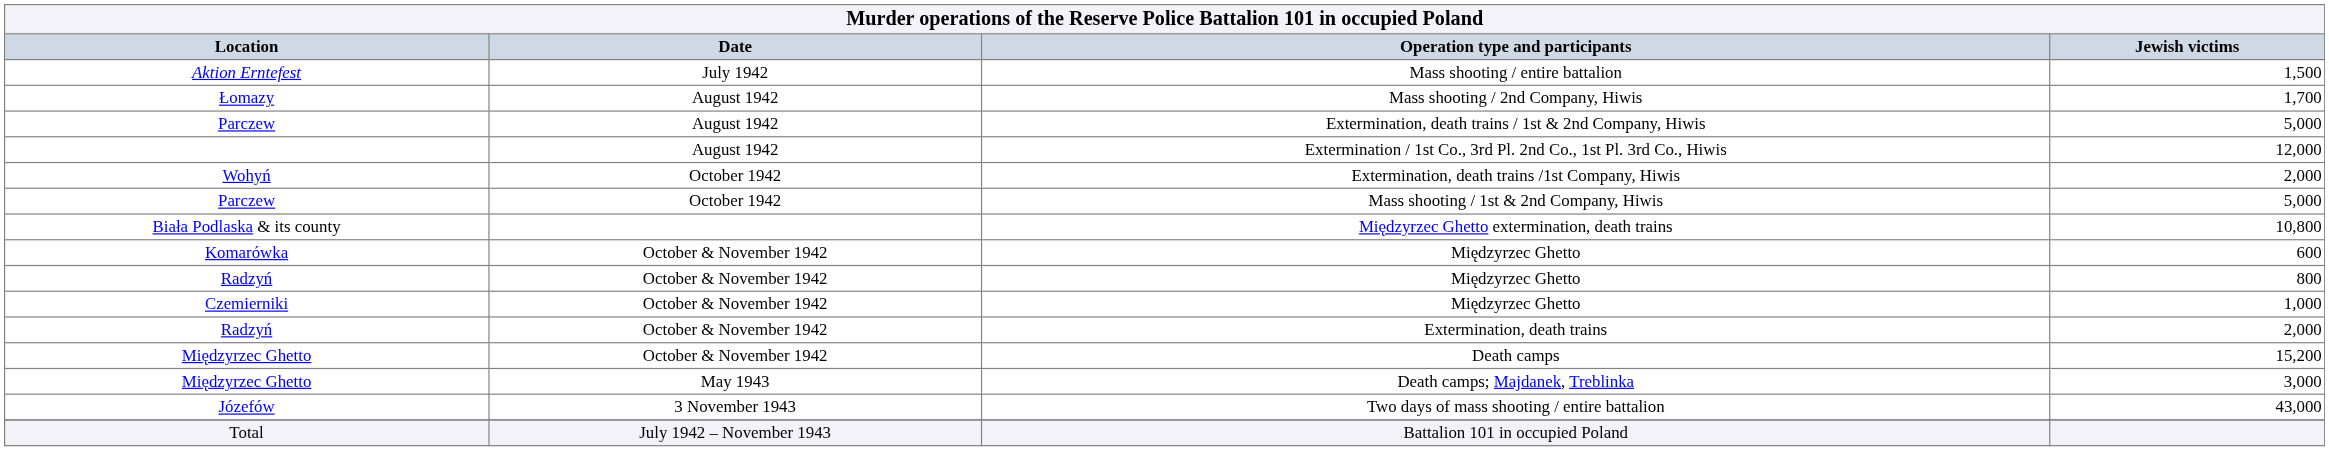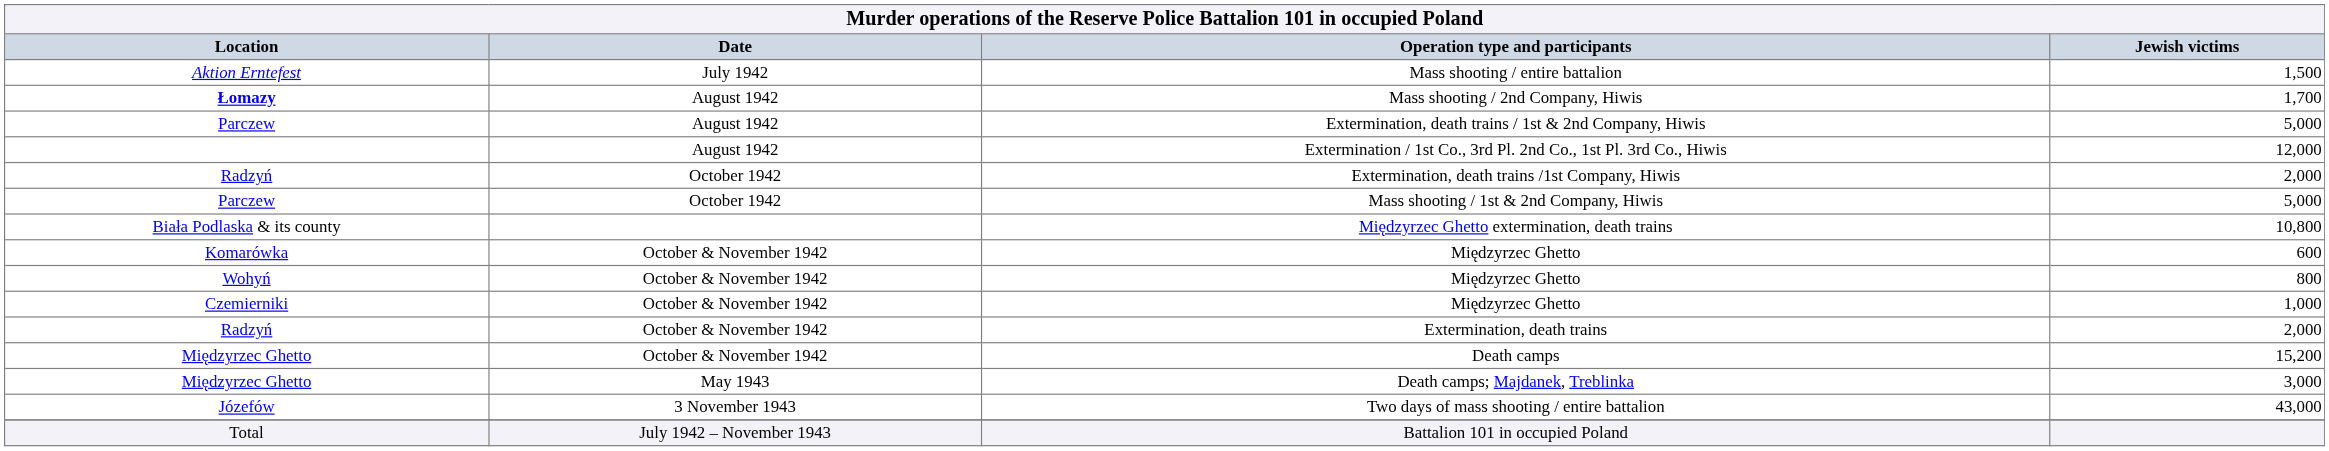(247, 98) normal -> (247, 98) bold
(247, 175) Wohyń -> (247, 175) Radzyń
(247, 278) Radzyń -> (247, 278) Wohyń
